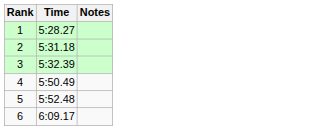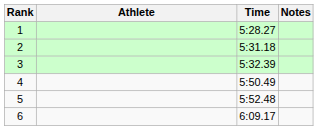+ column: (136, 13)
